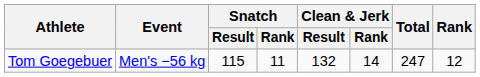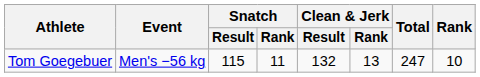(371, 61) 14 -> (371, 61) 13
(454, 61) 12 -> (454, 61) 10
